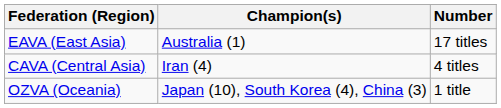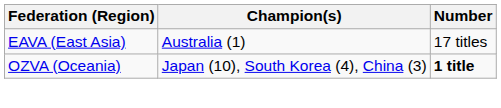- row: (77, 66)
(452, 90) normal -> (454, 66) bold
